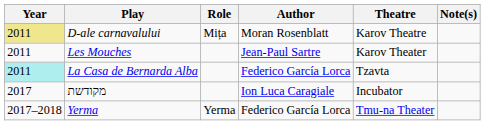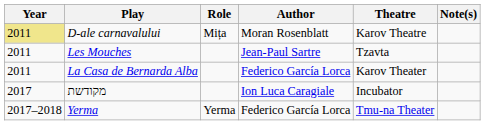(391, 52) Karov Theater -> (373, 52) Tzavta
(19, 71) paleturquoise background -> (19, 71) no background
(373, 71) Tzavta -> (391, 71) Karov Theater
